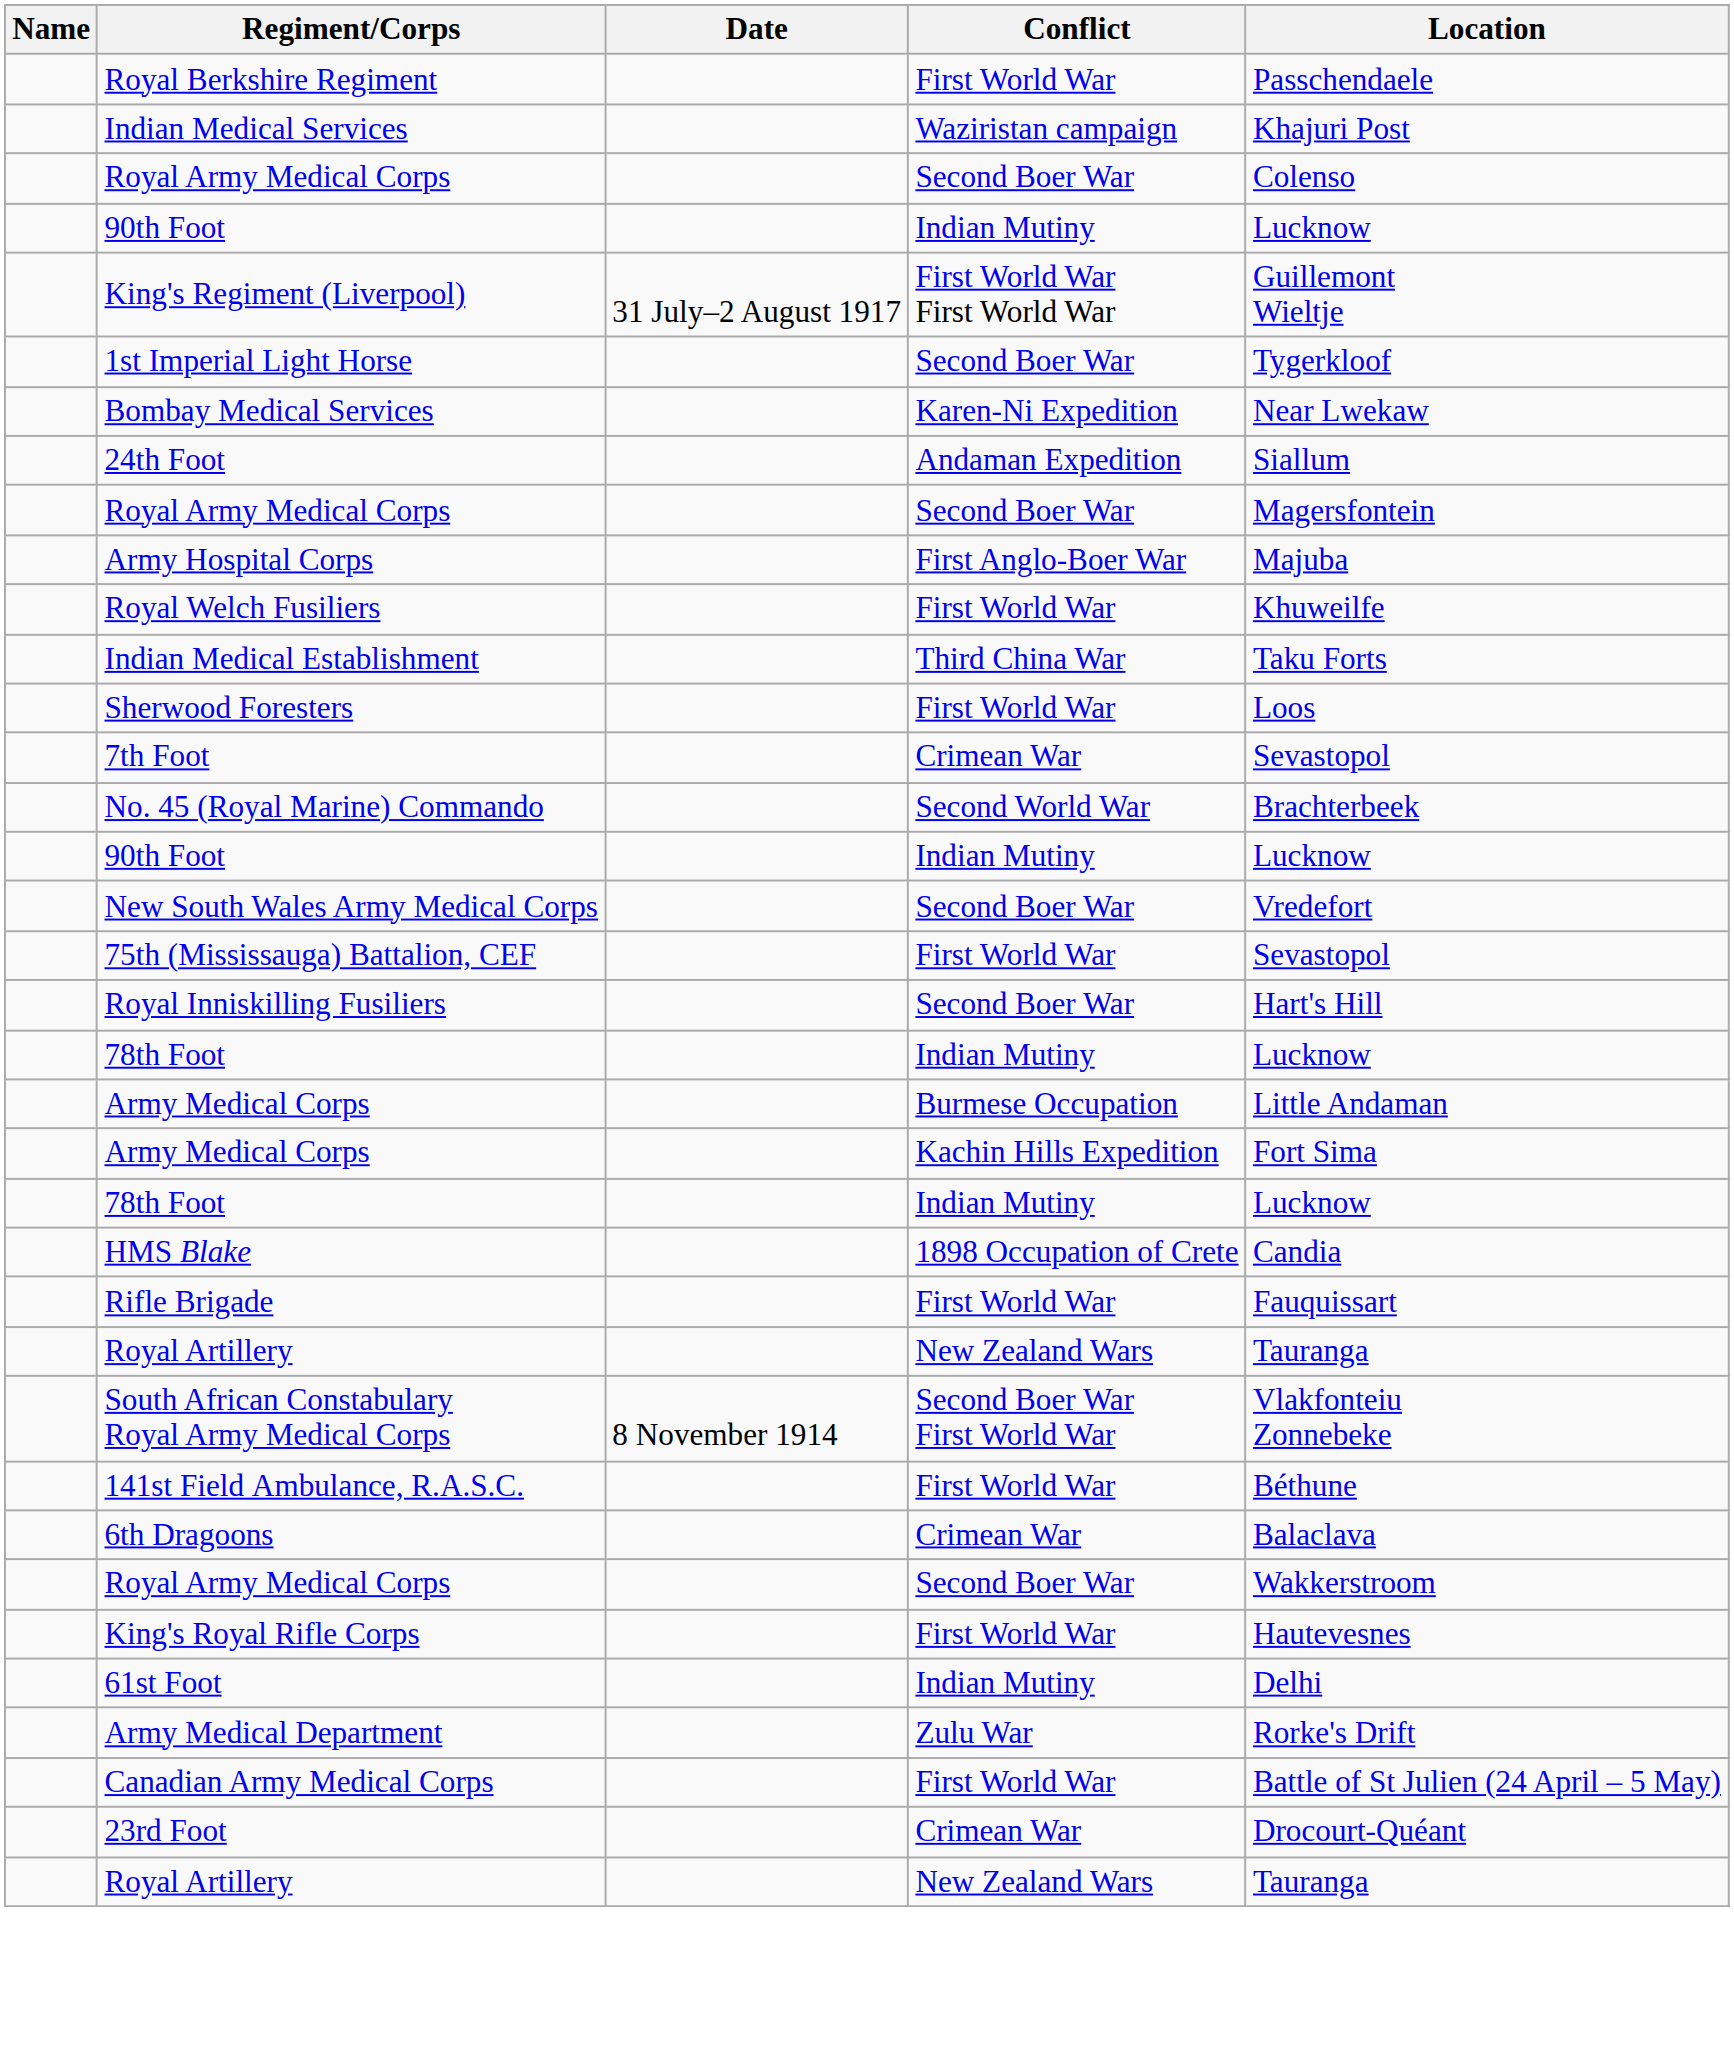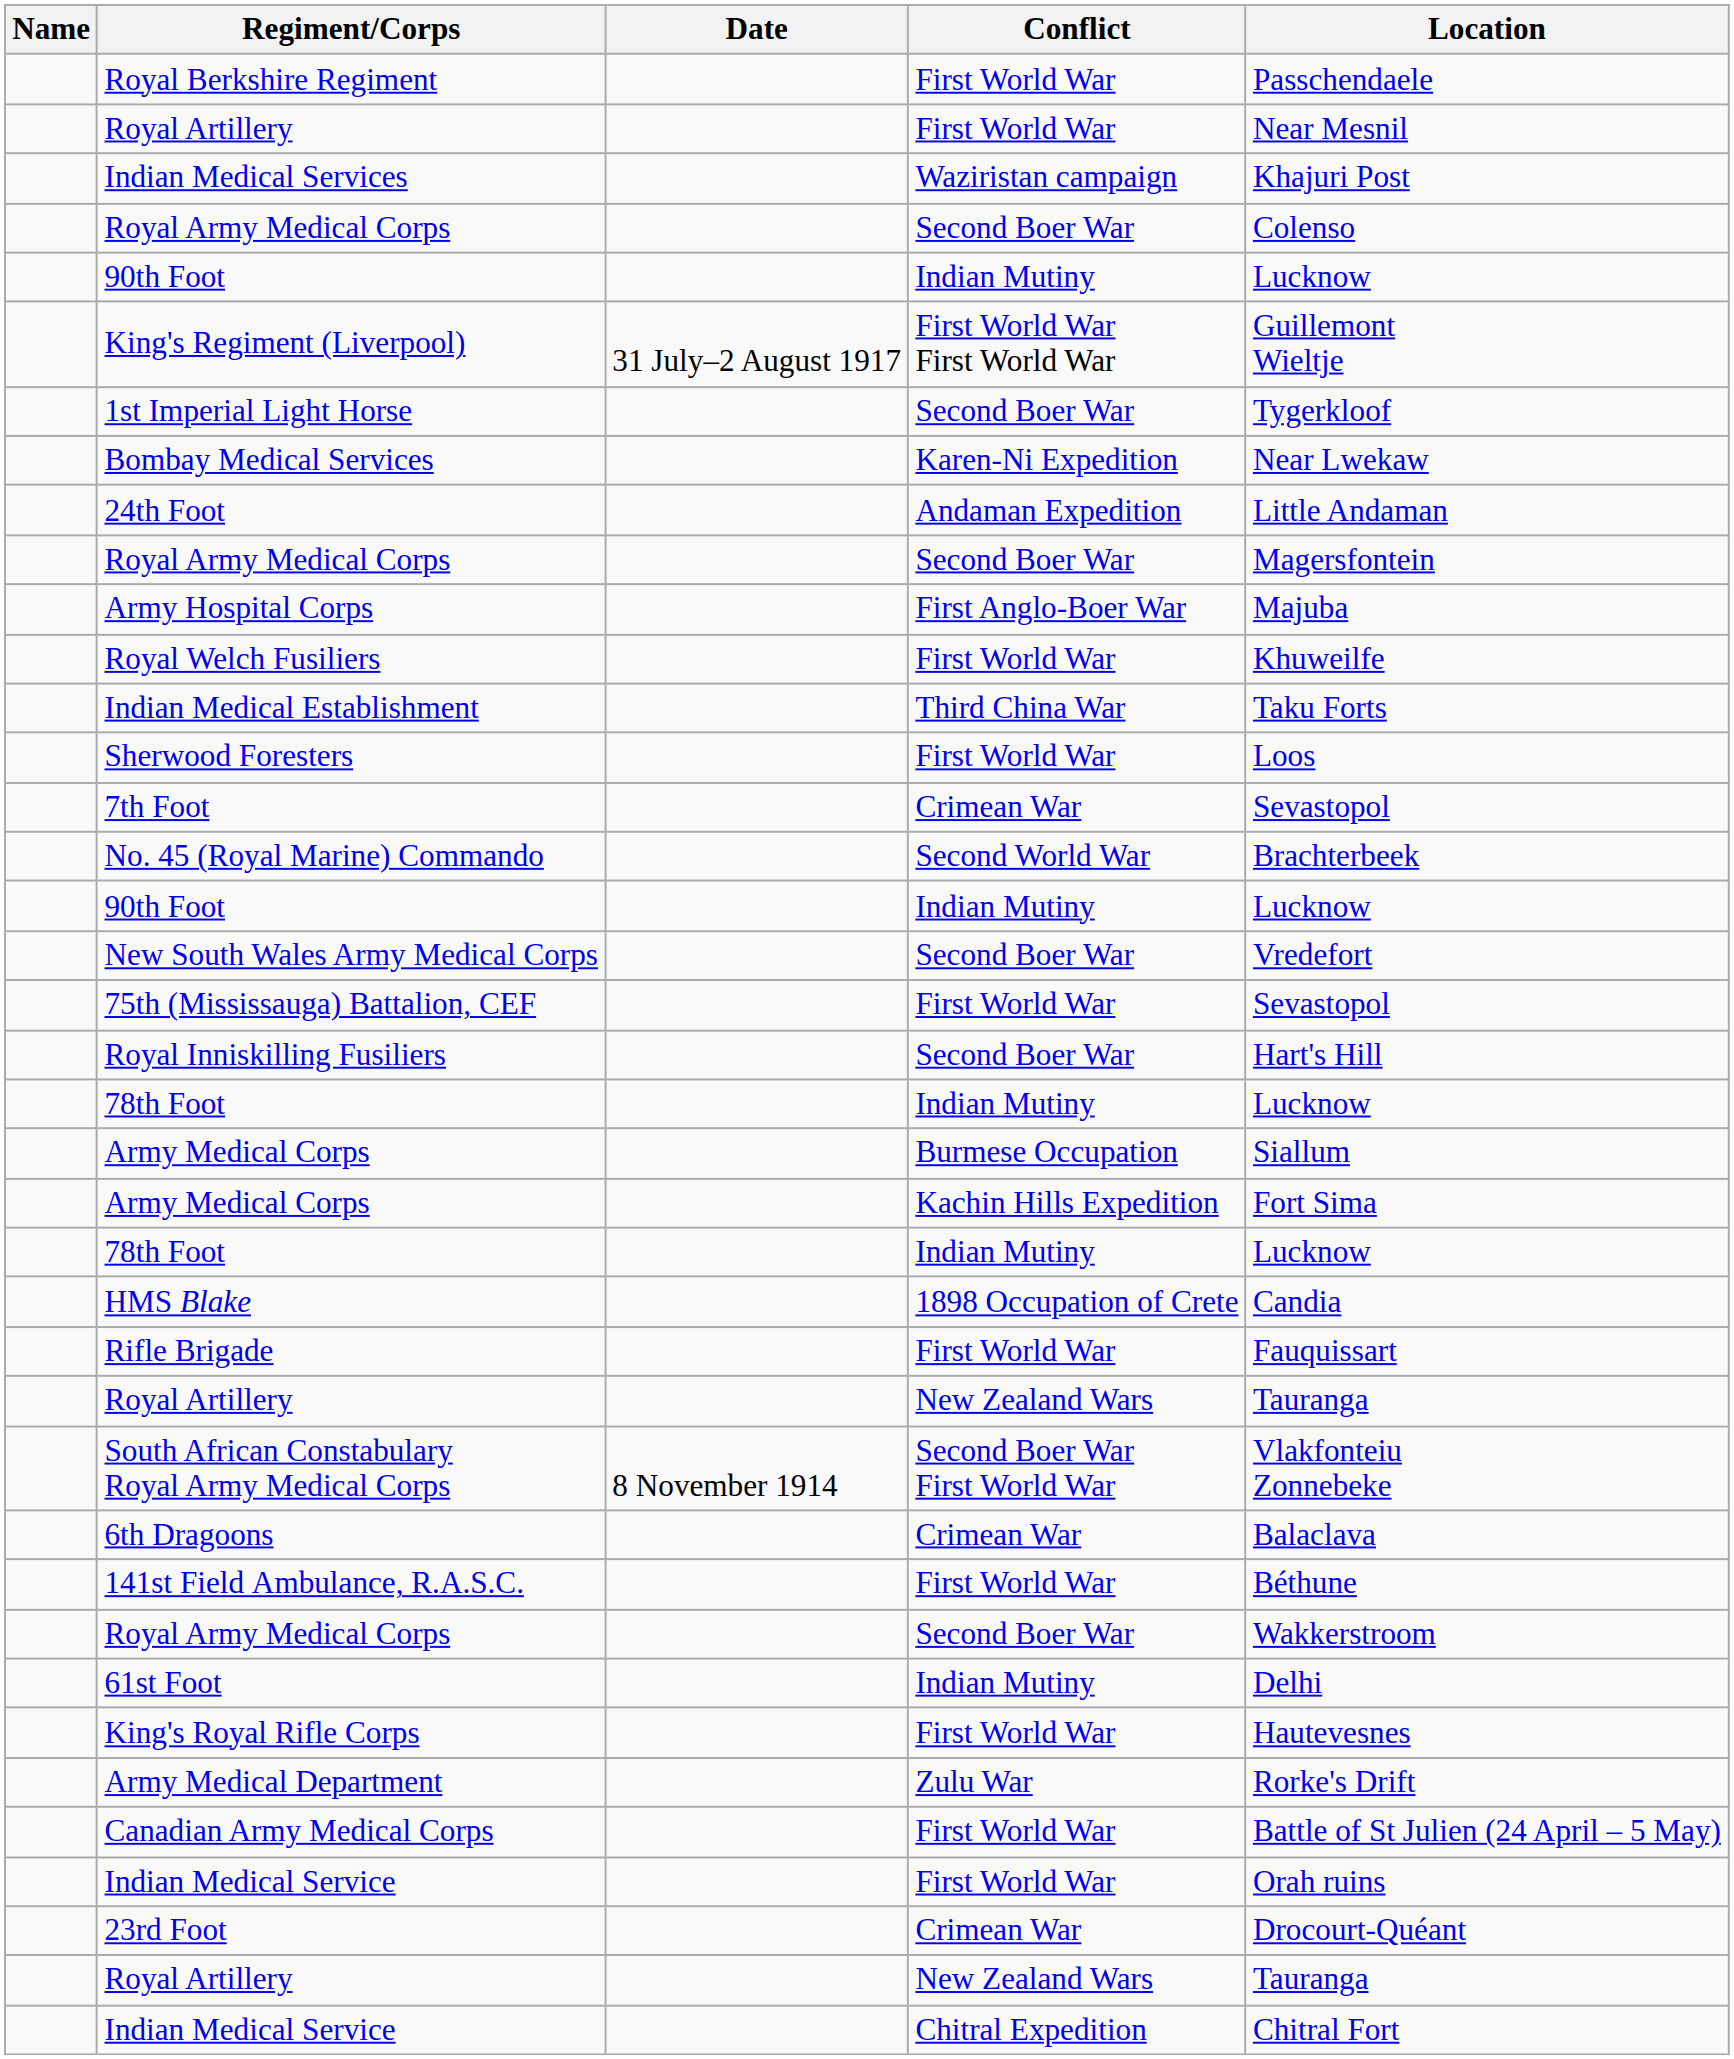+ row: (199, 128)
(1301, 460) Siallum -> (1350, 509) Little Andaman
(1350, 1103) Little Andaman -> (1301, 1152) Siallum
rows swapped: (314, 1484) <-> (189, 1534)
rows swapped: (262, 1633) <-> (163, 1682)
+ row: (250, 1880)
+ row: (250, 2029)
